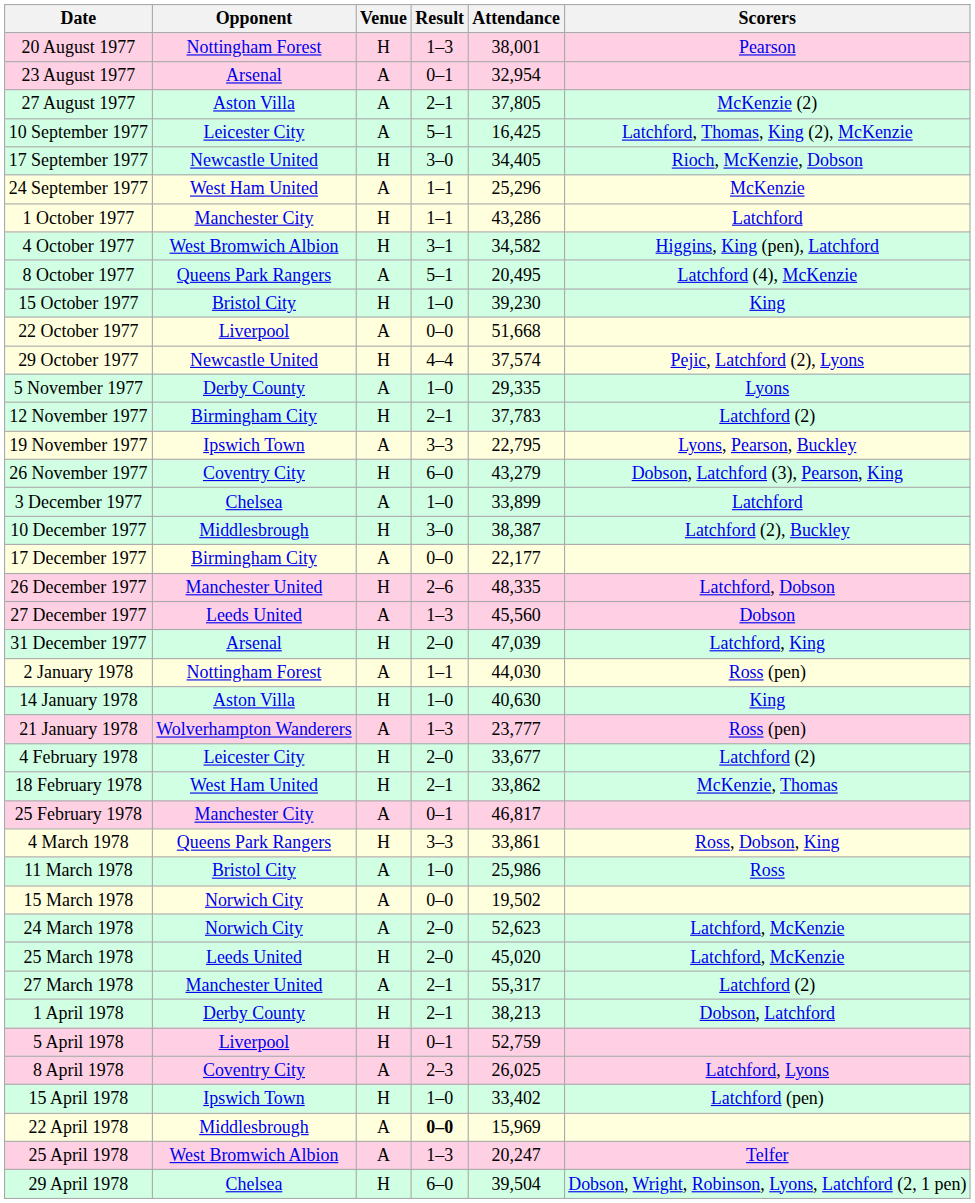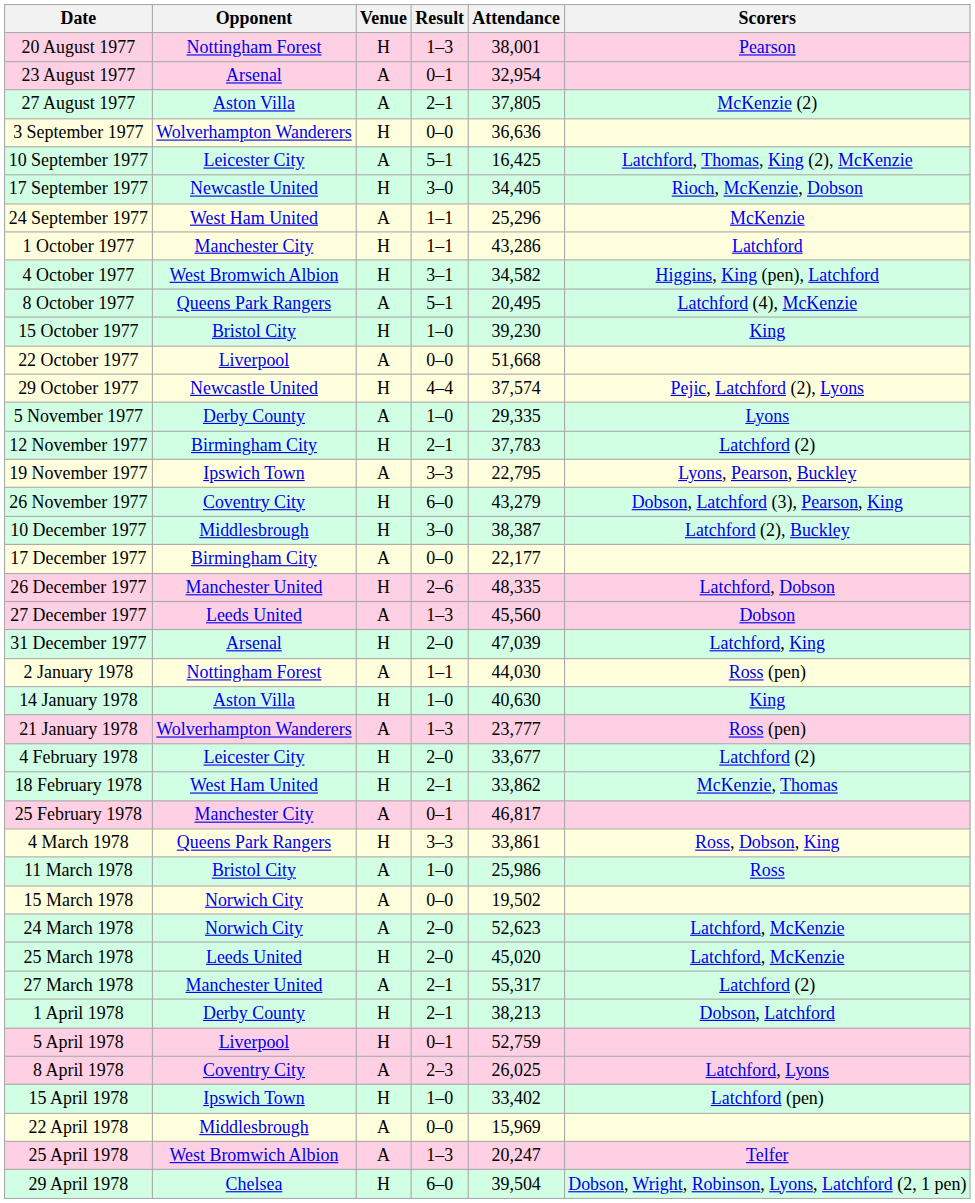+ row: (78, 132)
- row: (78, 501)
(440, 1127) bold -> (440, 1127) normal
